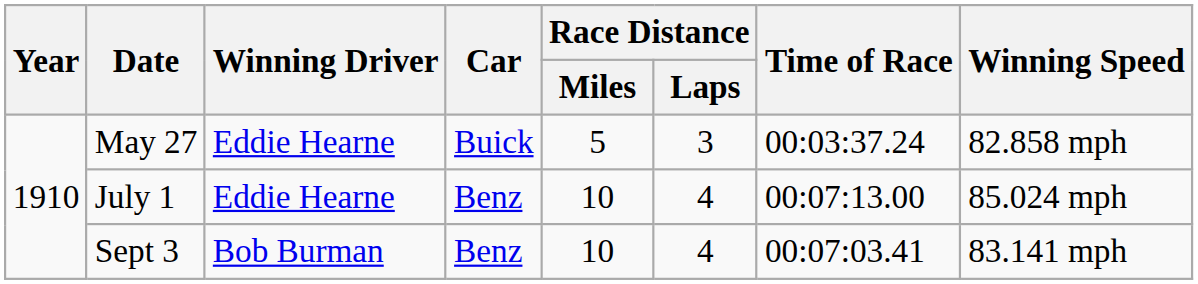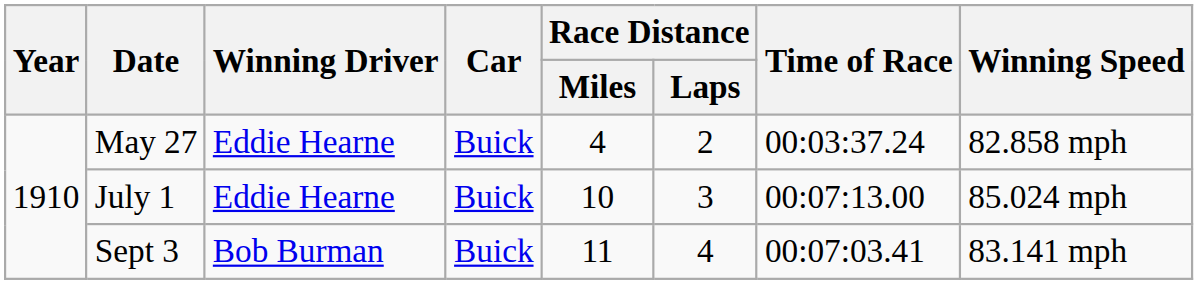(597, 141) 5 -> (597, 141) 4
(705, 141) 3 -> (705, 141) 2
(488, 196) Benz -> (494, 196) Buick
(705, 196) 4 -> (705, 196) 3
(488, 251) Benz -> (494, 251) Buick
(597, 251) 10 -> (597, 251) 11
